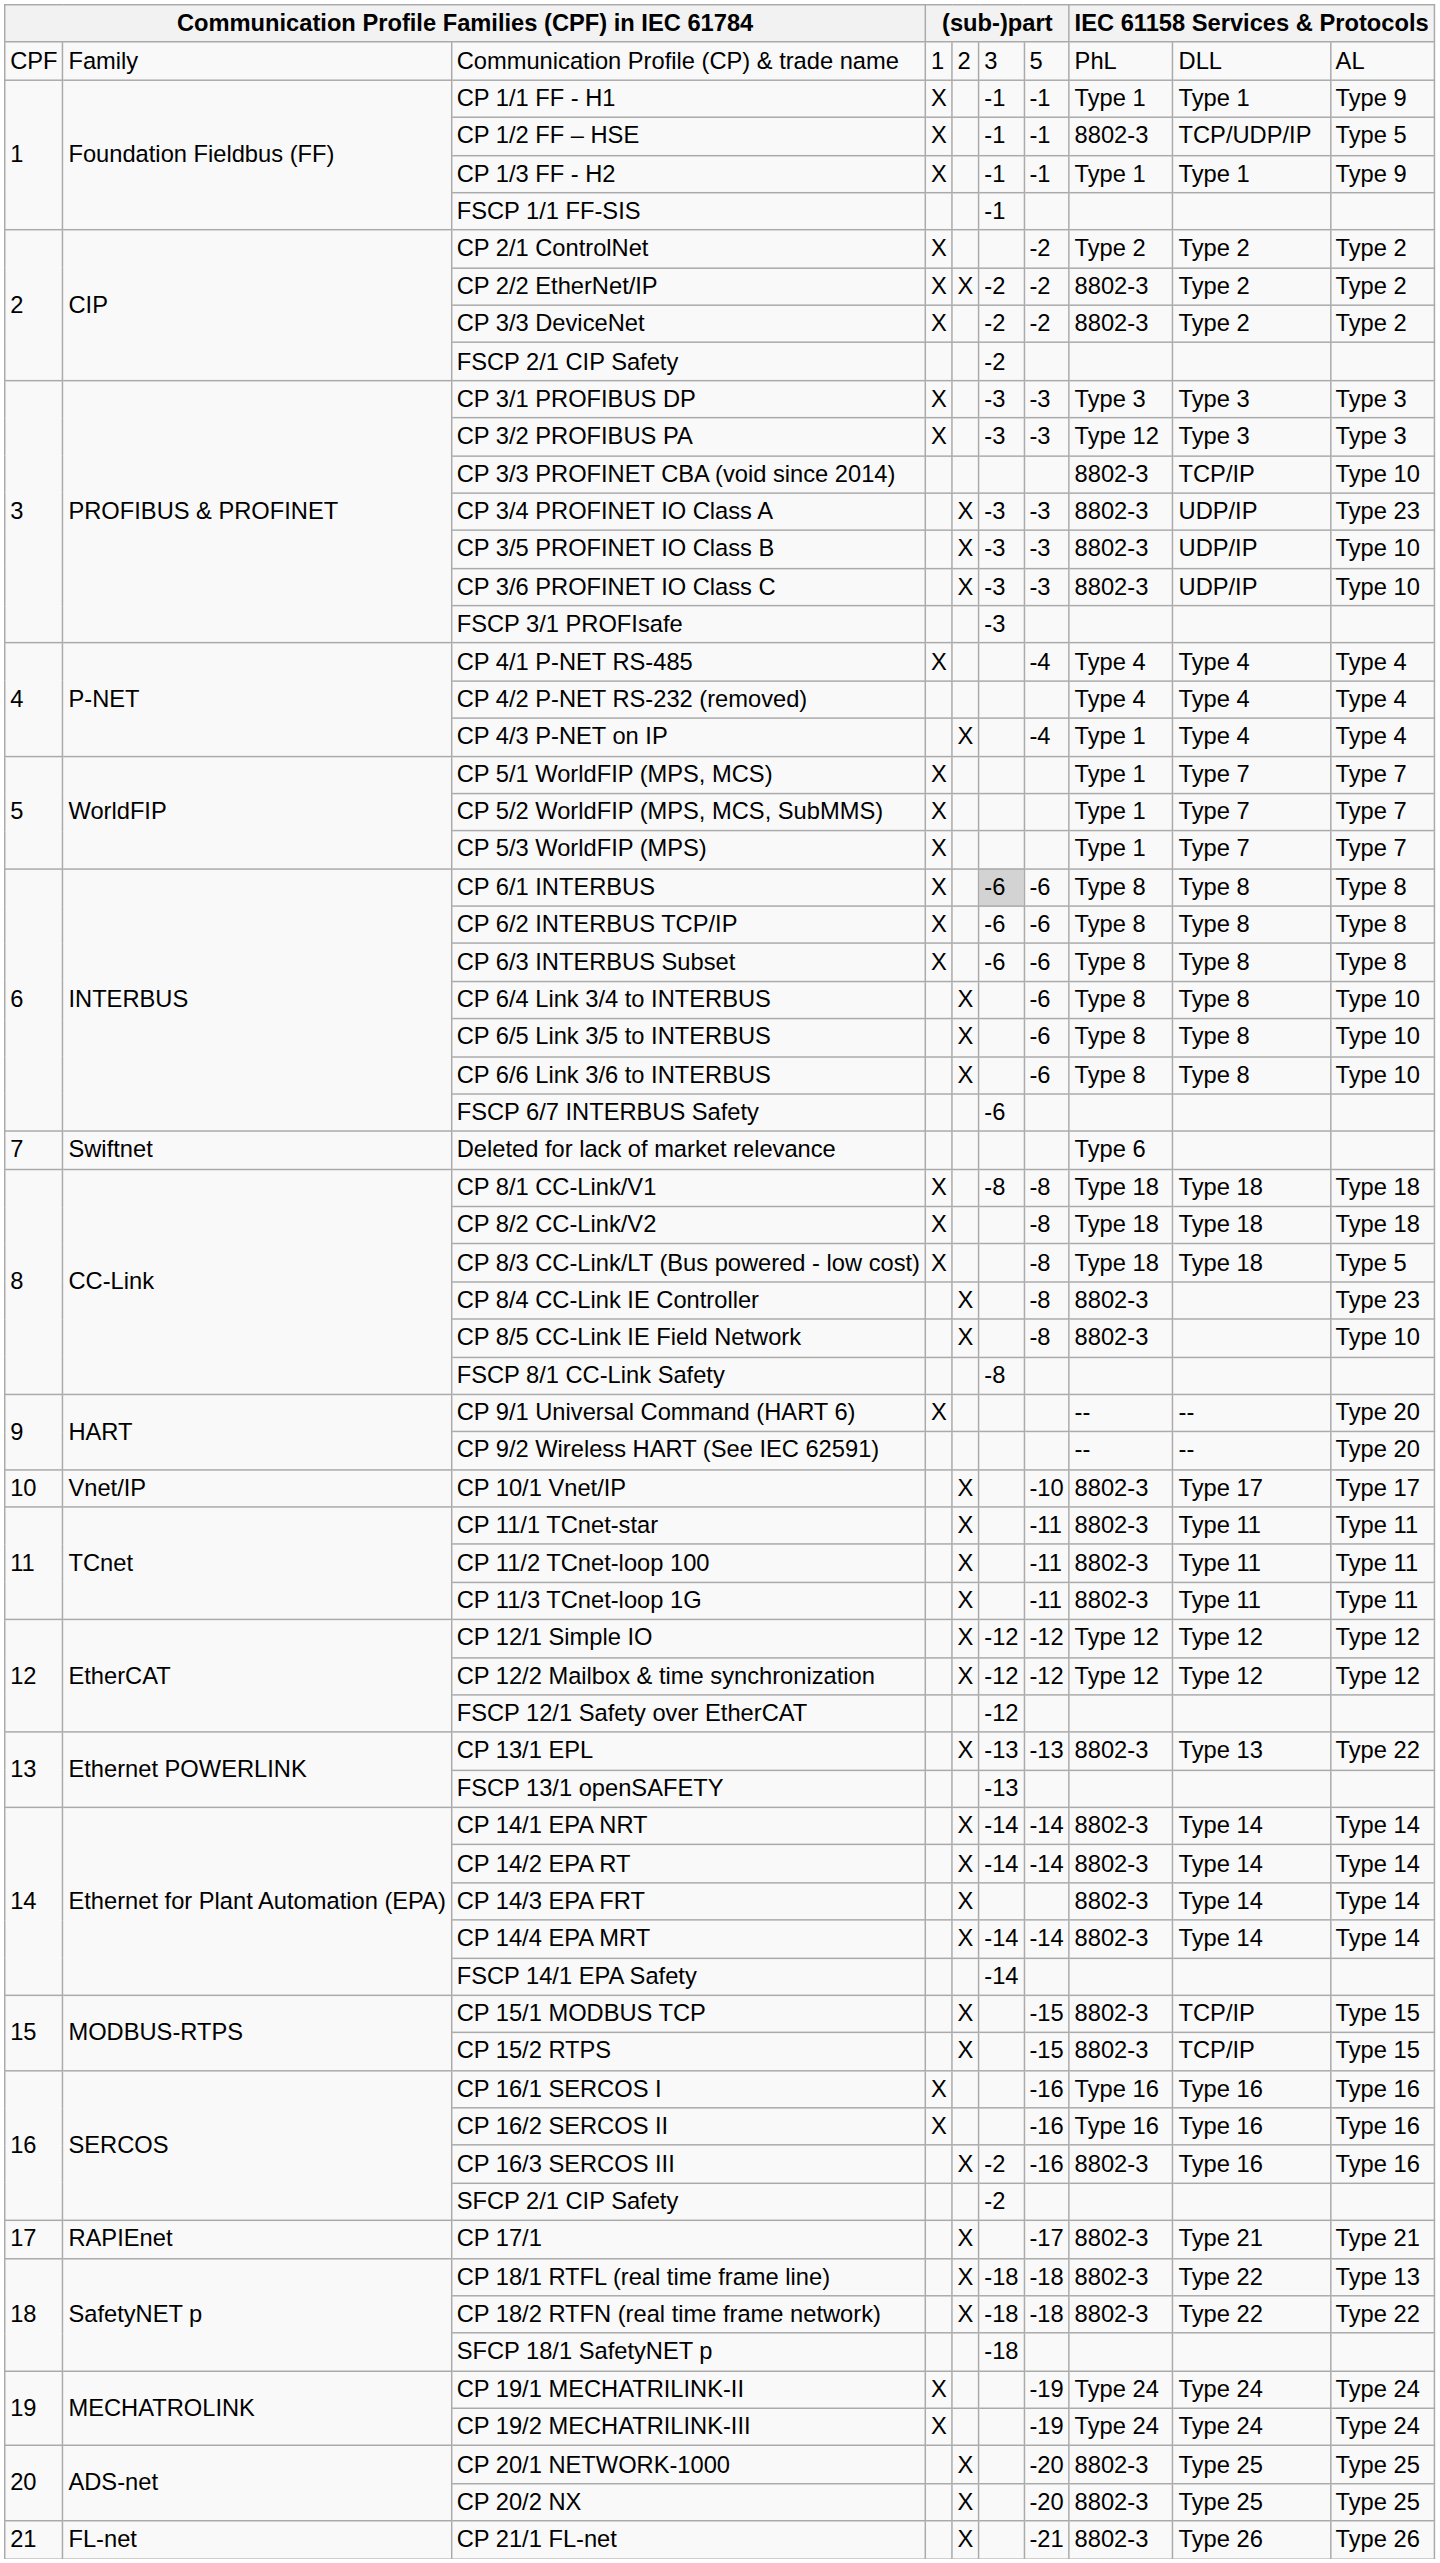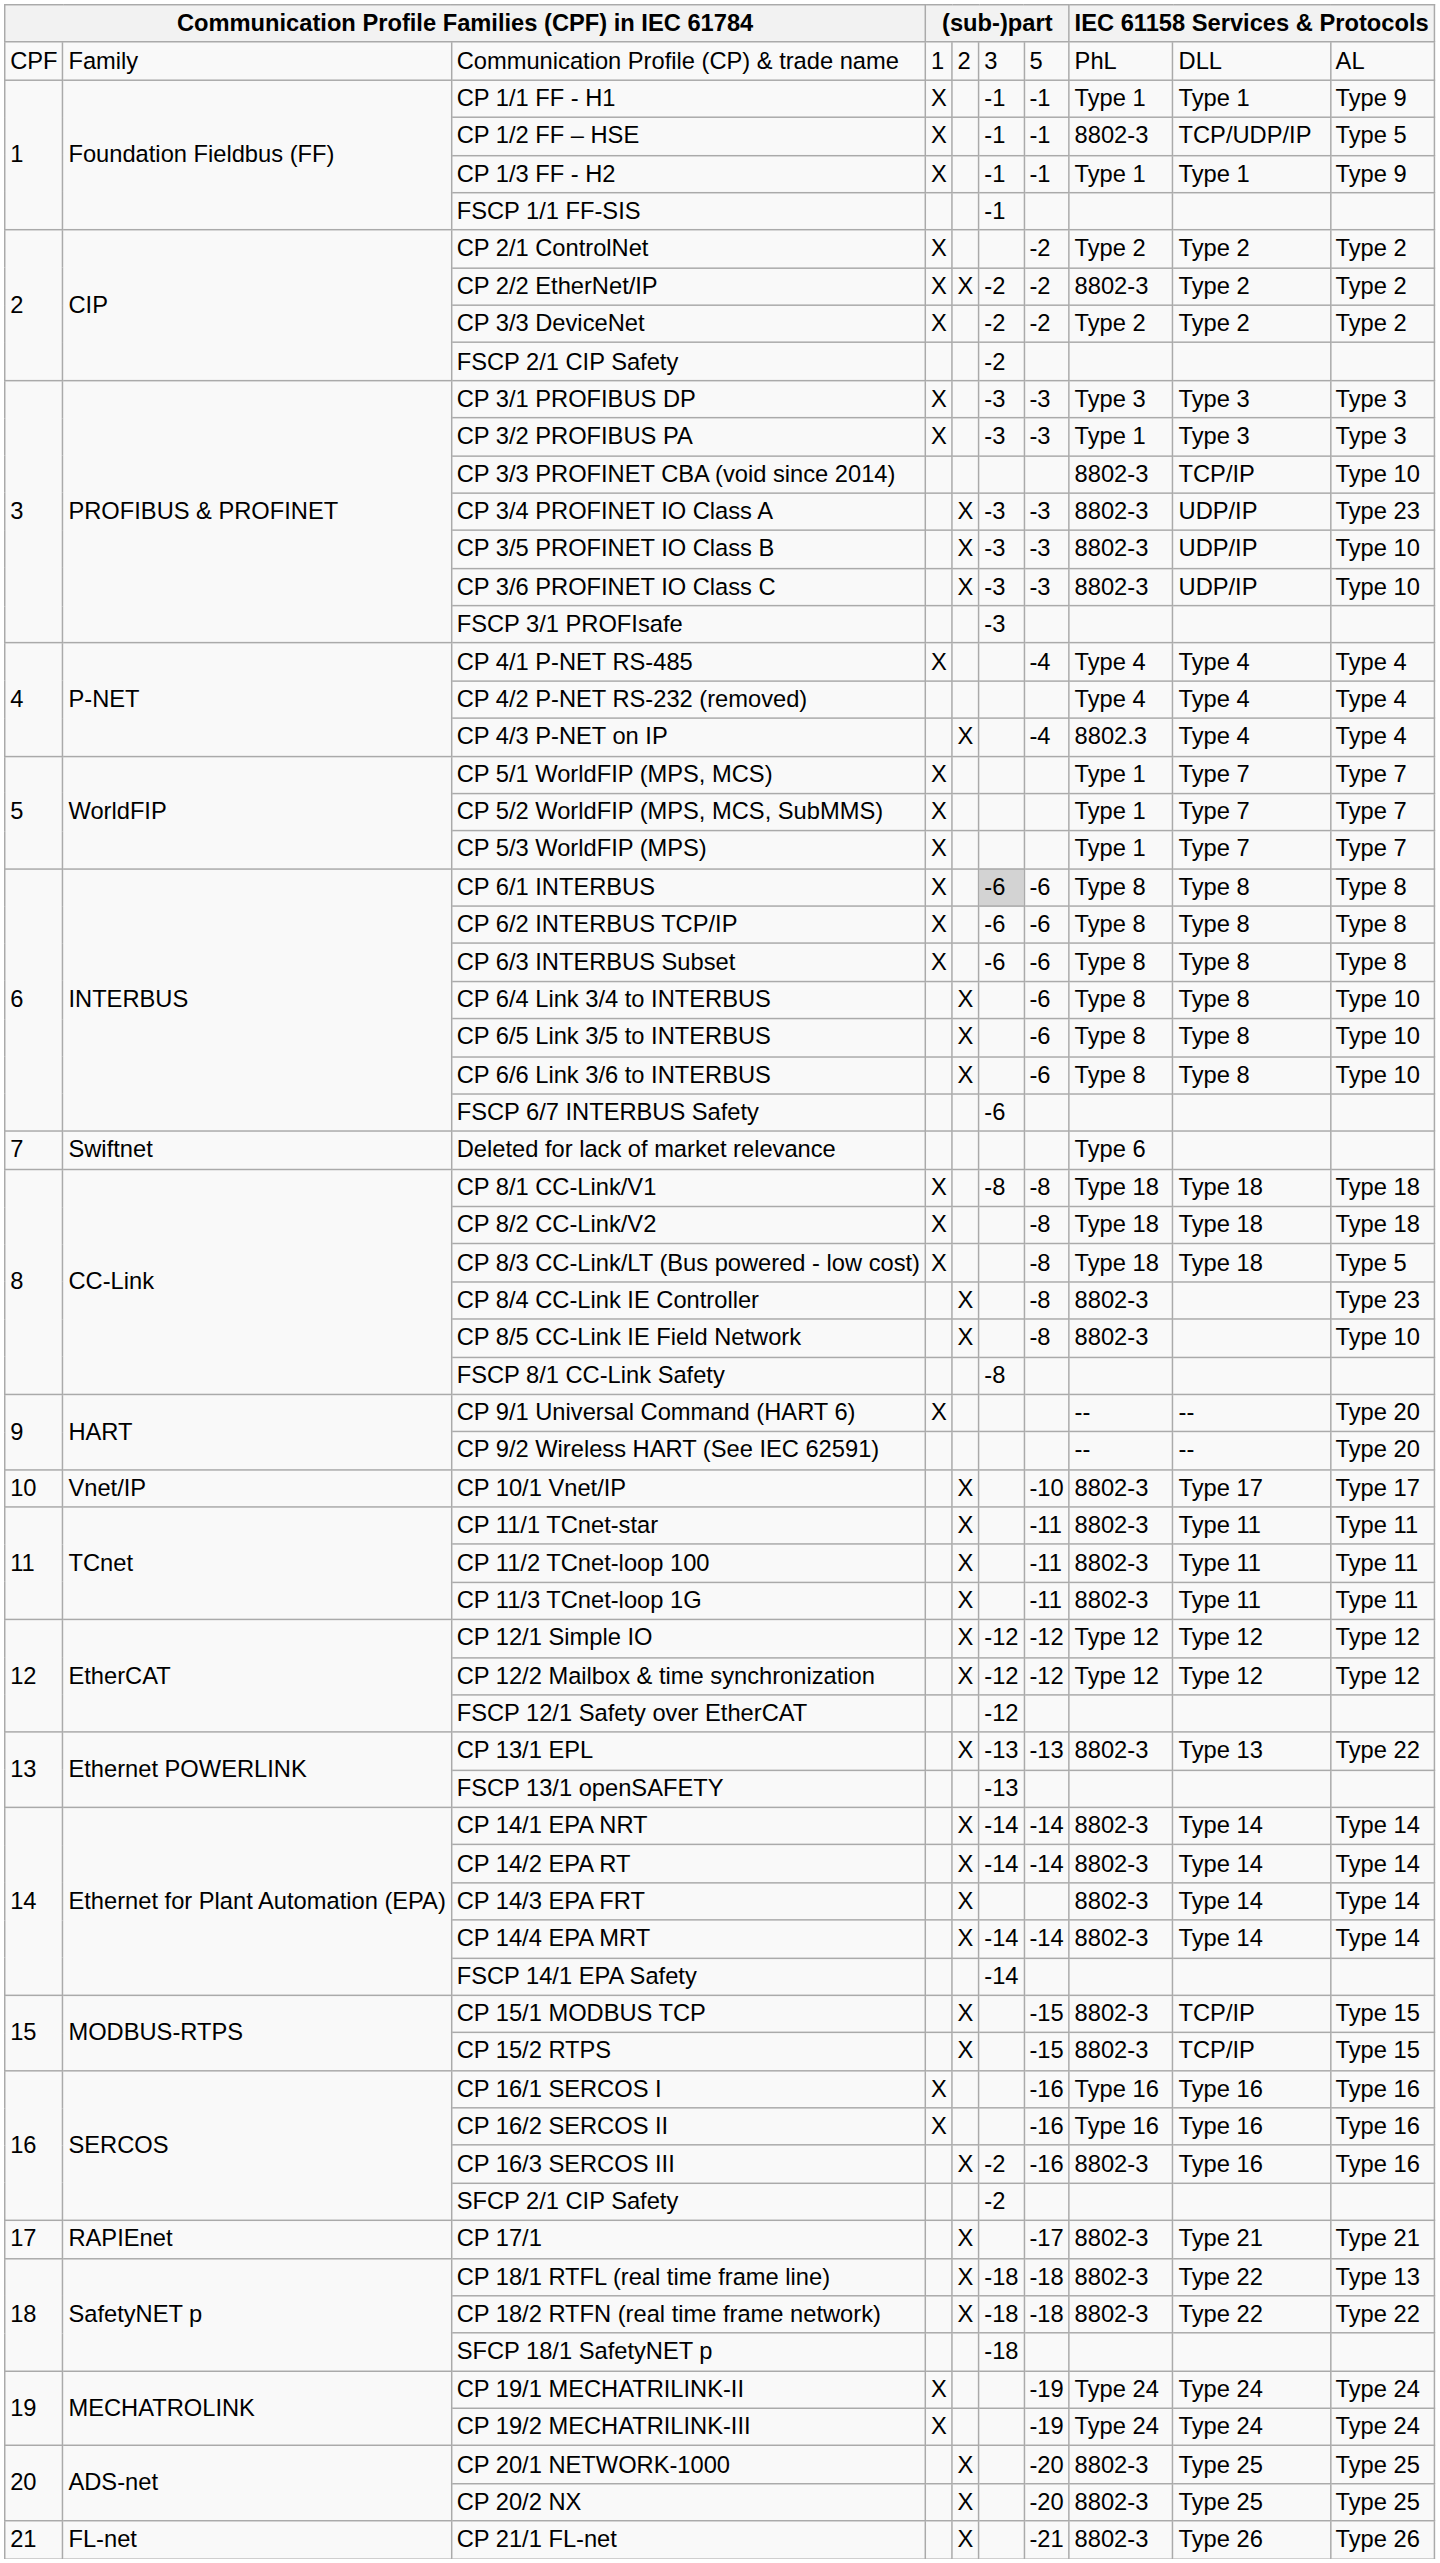(1111, 323) 8802-3 -> (1110, 323) Type 2
(1117, 436) Type 12 -> (1110, 436) Type 1
(1110, 736) Type 1 -> (1111, 736) 8802.3
